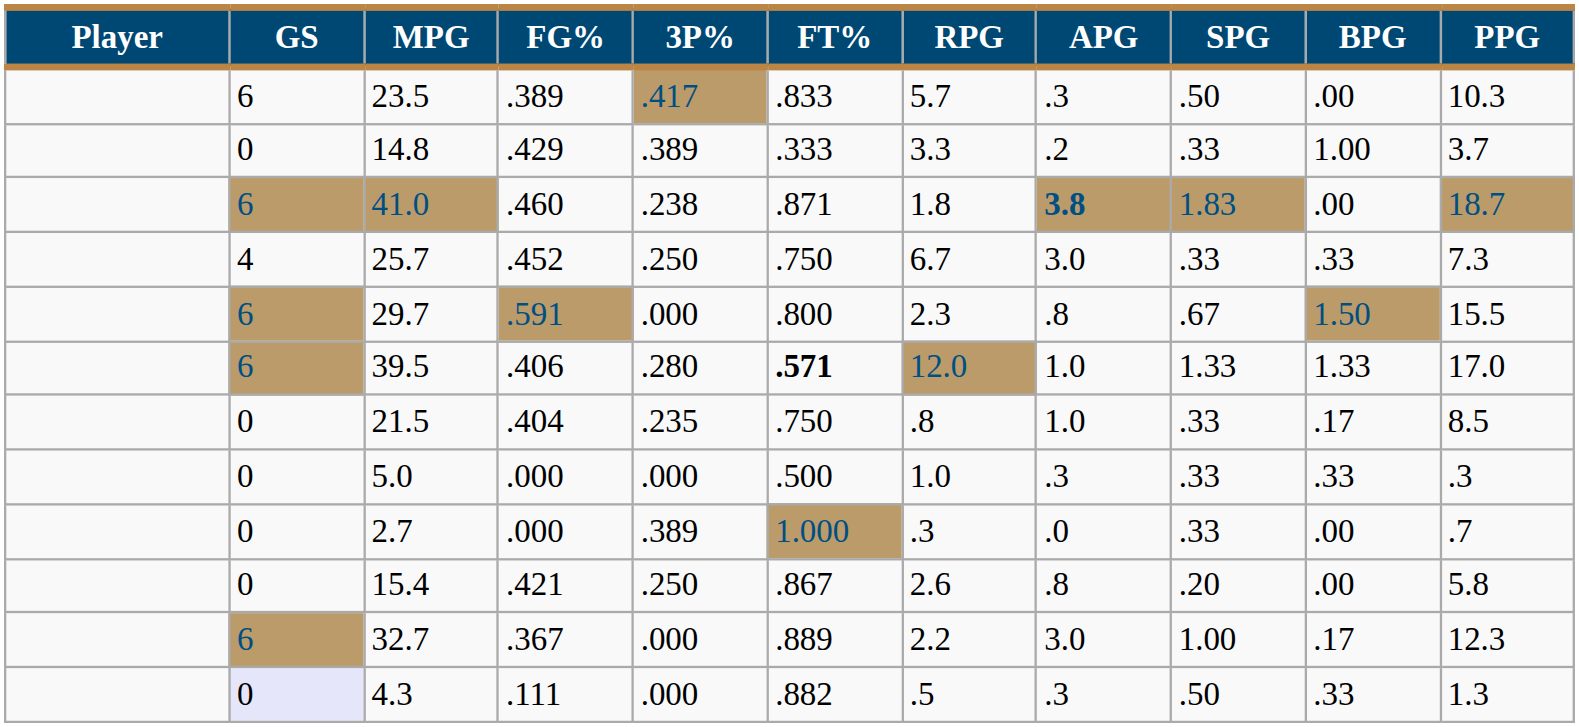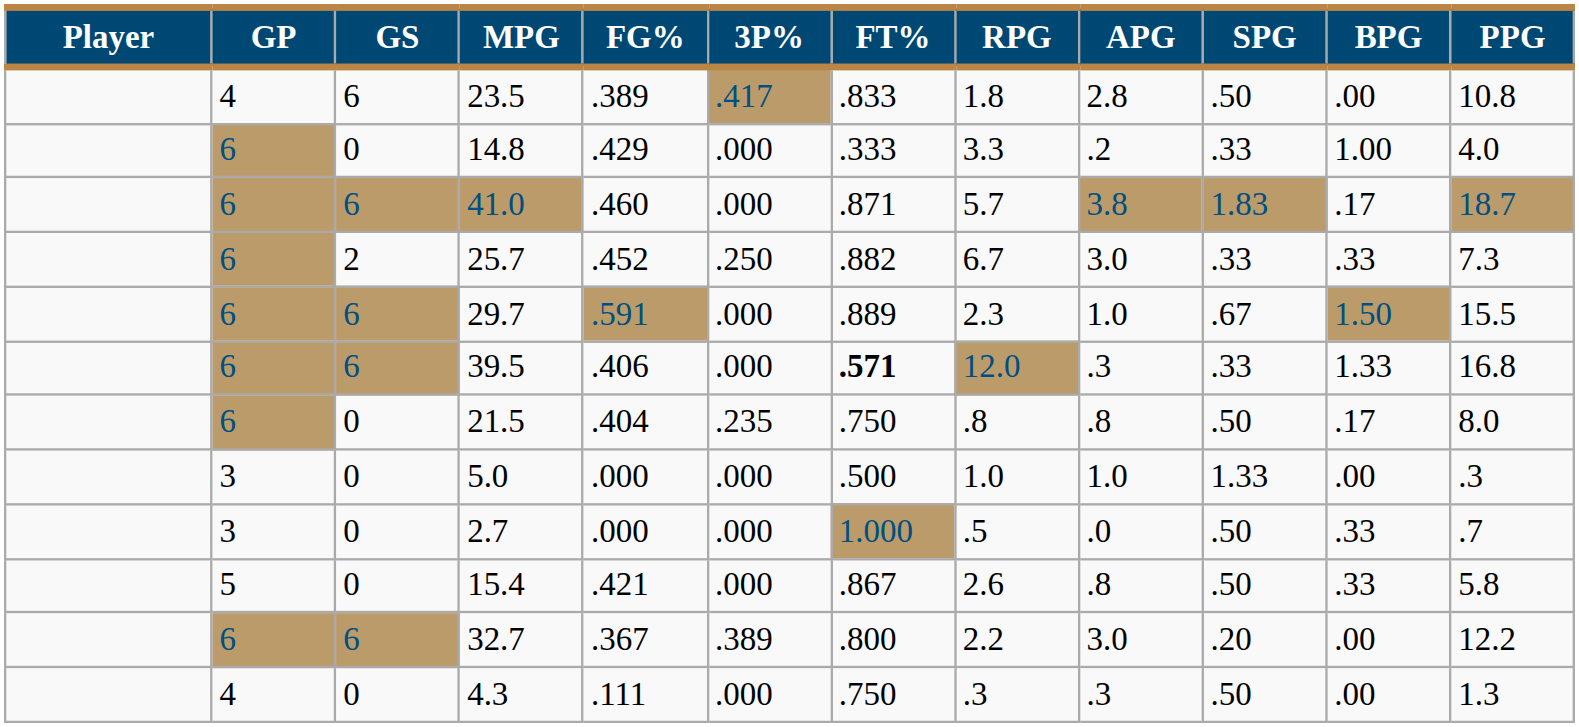+ column: (274, 36)
(930, 95) 5.7 -> (983, 95) 1.8
(1057, 95) .3 -> (1107, 95) 2.8
(1477, 95) 10.3 -> (1487, 95) 10.8
(669, 150) .389 -> (744, 150) .000
(1468, 150) 3.7 -> (1479, 150) 4.0
(669, 204) .238 -> (744, 204) .000
(930, 204) 1.8 -> (983, 204) 5.7
(1065, 204) bold -> (1107, 204) normal
(1334, 204) .00 -> (1355, 204) .17
(245, 258) 4 -> (352, 258) 2
(804, 258) .750 -> (868, 258) .882
(804, 313) .800 -> (868, 313) .889
(1057, 313) .8 -> (1107, 313) 1.0
(669, 367) .280 -> (744, 367) .000
(1065, 367) 1.0 -> (1099, 367) .3
(1208, 367) 1.33 -> (1231, 367) .33
(1477, 367) 17.0 -> (1487, 367) 16.8
(1065, 421) 1.0 -> (1099, 421) .8
(1199, 421) .33 -> (1231, 421) .50
(1468, 421) 8.5 -> (1479, 421) 8.0
(1057, 476) .3 -> (1107, 476) 1.0
(1199, 476) .33 -> (1239, 476) 1.33
(1334, 476) .33 -> (1355, 476) .00
(669, 530) .389 -> (744, 530) .000
(922, 530) .3 -> (975, 530) .5
(1199, 530) .33 -> (1231, 530) .50
(1334, 530) .00 -> (1355, 530) .33
(669, 585) .250 -> (744, 585) .000
(1199, 585) .20 -> (1231, 585) .50
(1334, 585) .00 -> (1355, 585) .33
(669, 639) .000 -> (744, 639) .389
(804, 639) .889 -> (868, 639) .800
(1208, 639) 1.00 -> (1231, 639) .20
(1334, 639) .17 -> (1355, 639) .00
(1477, 639) 12.3 -> (1487, 639) 12.2
(245, 693) lavender background -> (352, 693) no background
(804, 693) .882 -> (868, 693) .750
(922, 693) .5 -> (975, 693) .3
(1334, 693) .33 -> (1355, 693) .00
